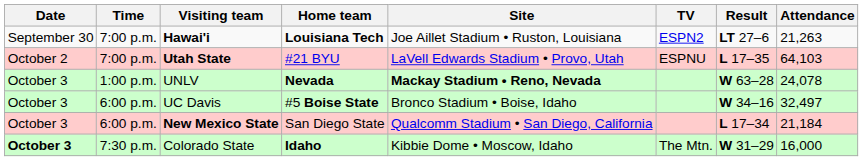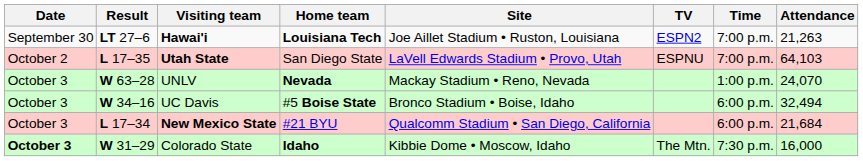columns swapped: (128, 15) <-> (747, 15)
(312, 59) #21 BYU -> (333, 59) San Diego State
(496, 80) bold -> (489, 80) normal
(801, 80) 24,078 -> (801, 80) 24,070
(801, 102) 32,497 -> (801, 102) 32,494
(335, 124) San Diego State -> (310, 124) #21 BYU
(801, 124) 21,184 -> (801, 124) 21,684
